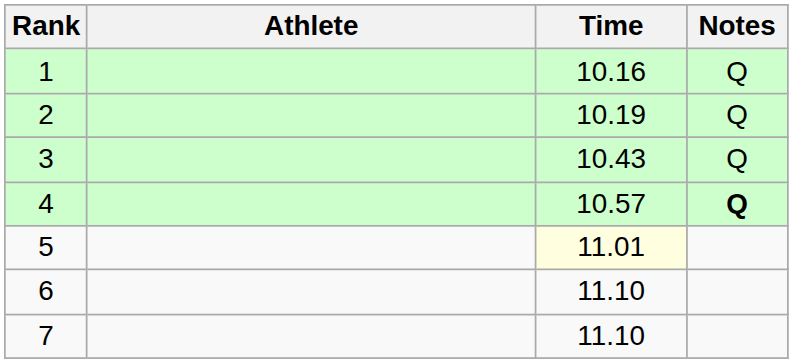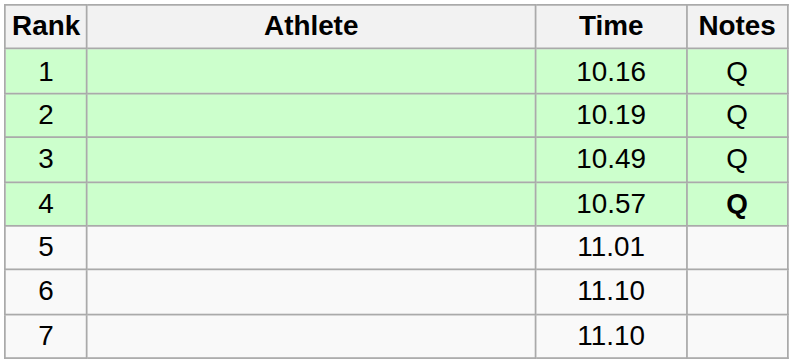(611, 159) 10.43 -> (611, 159) 10.49
(611, 247) lightyellow background -> (611, 247) no background
